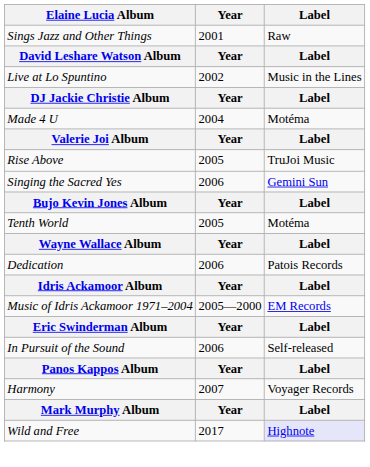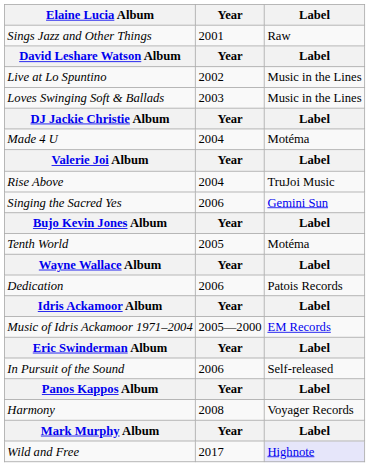+ row: (86, 98)
(211, 160) 2005 -> (211, 181) 2004
(211, 389) 2007 -> (211, 410) 2008
